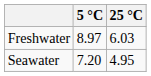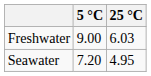(89, 38) 8.97 -> (89, 38) 9.00
